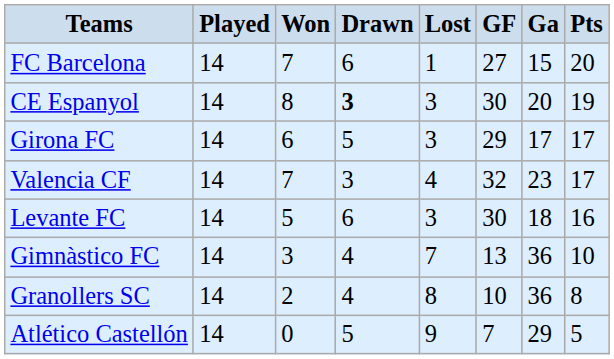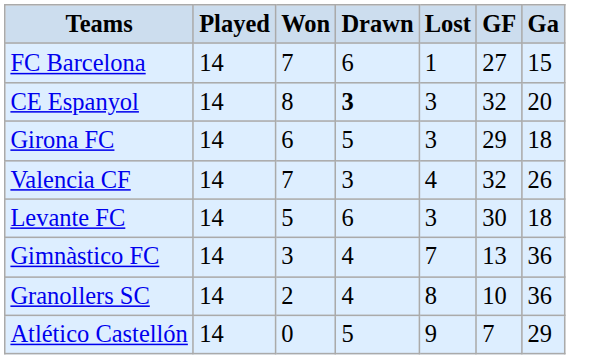- column: (586, 23)
(495, 101) 30 -> (495, 101) 32
(540, 140) 17 -> (540, 140) 18
(540, 179) 23 -> (540, 179) 26
